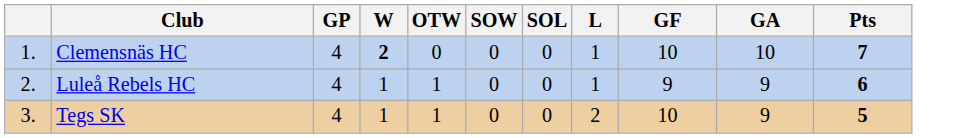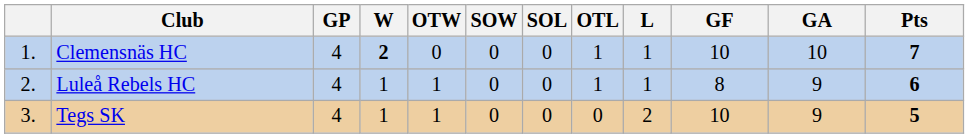+ column: (598, 20)
(668, 84) 9 -> (719, 84) 8
